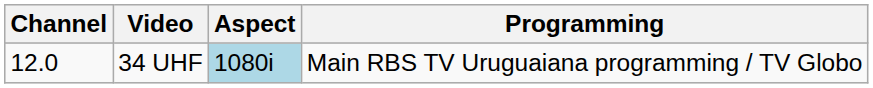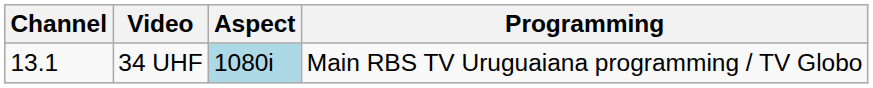(34, 62) 12.0 -> (34, 62) 13.1
